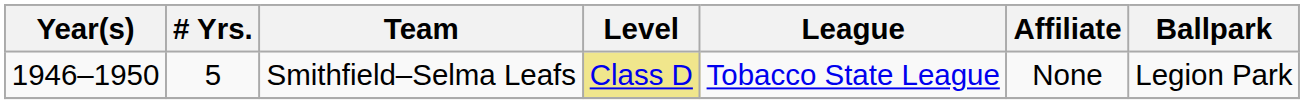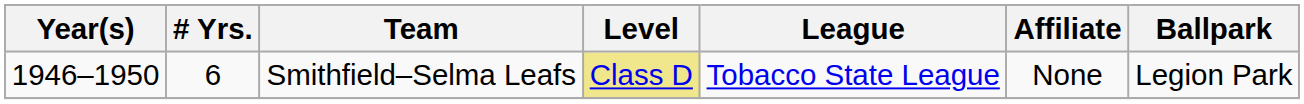(213, 75) 5 -> (213, 75) 6
